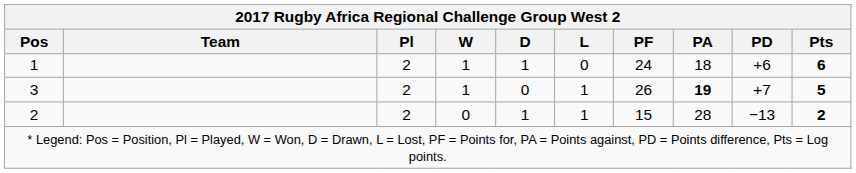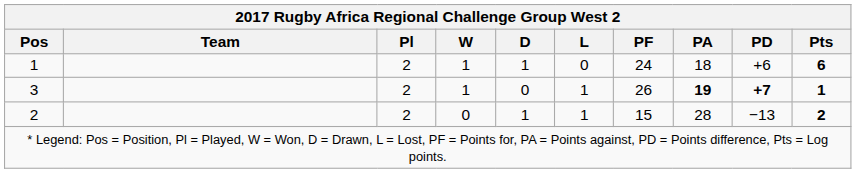(762, 90) normal -> (762, 90) bold
(821, 90) 5 -> (821, 90) 1
